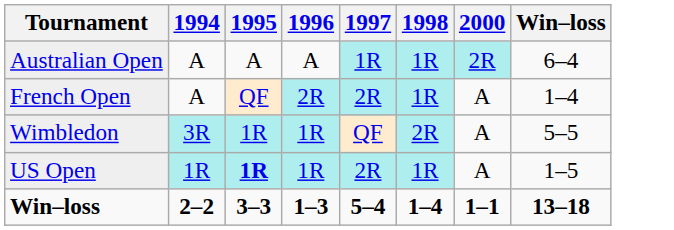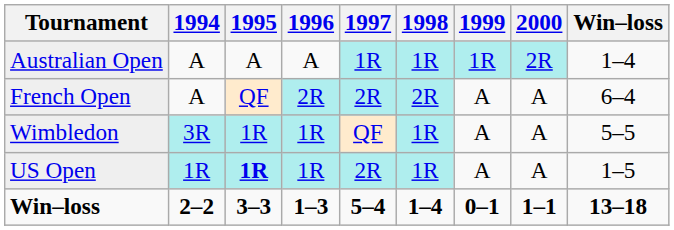+ column: (482, 22)
(561, 59) 6–4 -> (618, 59) 1–4
(425, 96) 1R -> (425, 96) 2R
(561, 96) 1–4 -> (618, 96) 6–4
(425, 133) 2R -> (425, 133) 1R
